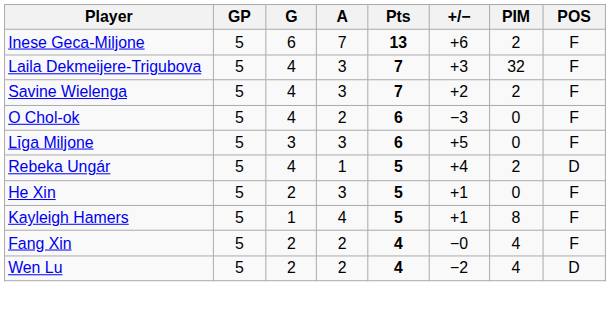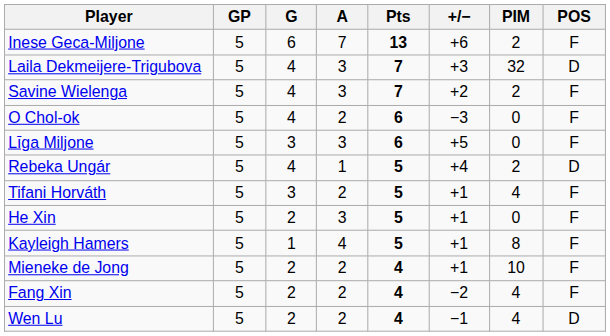(574, 67) F -> (574, 67) D
+ row: (57, 192)
+ row: (68, 268)
(459, 243) −0 -> (459, 293) −2
(459, 268) −2 -> (459, 318) −1
